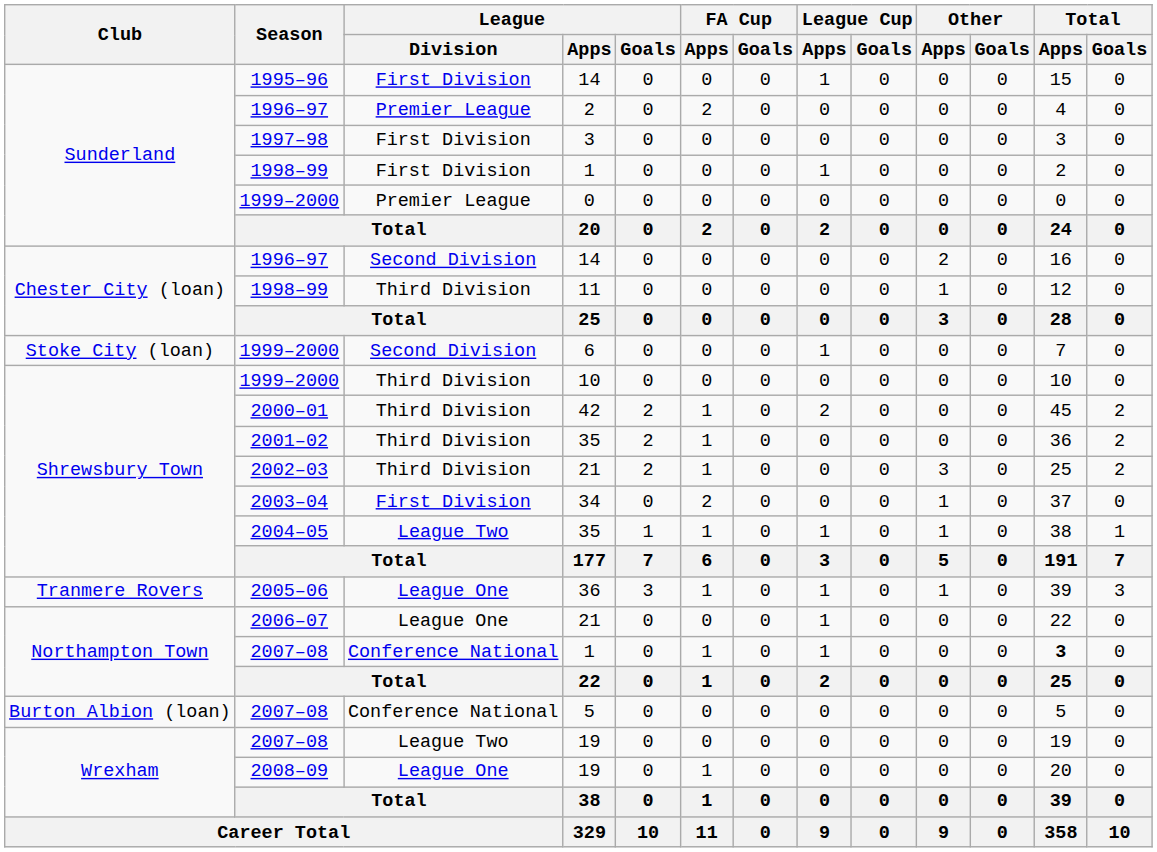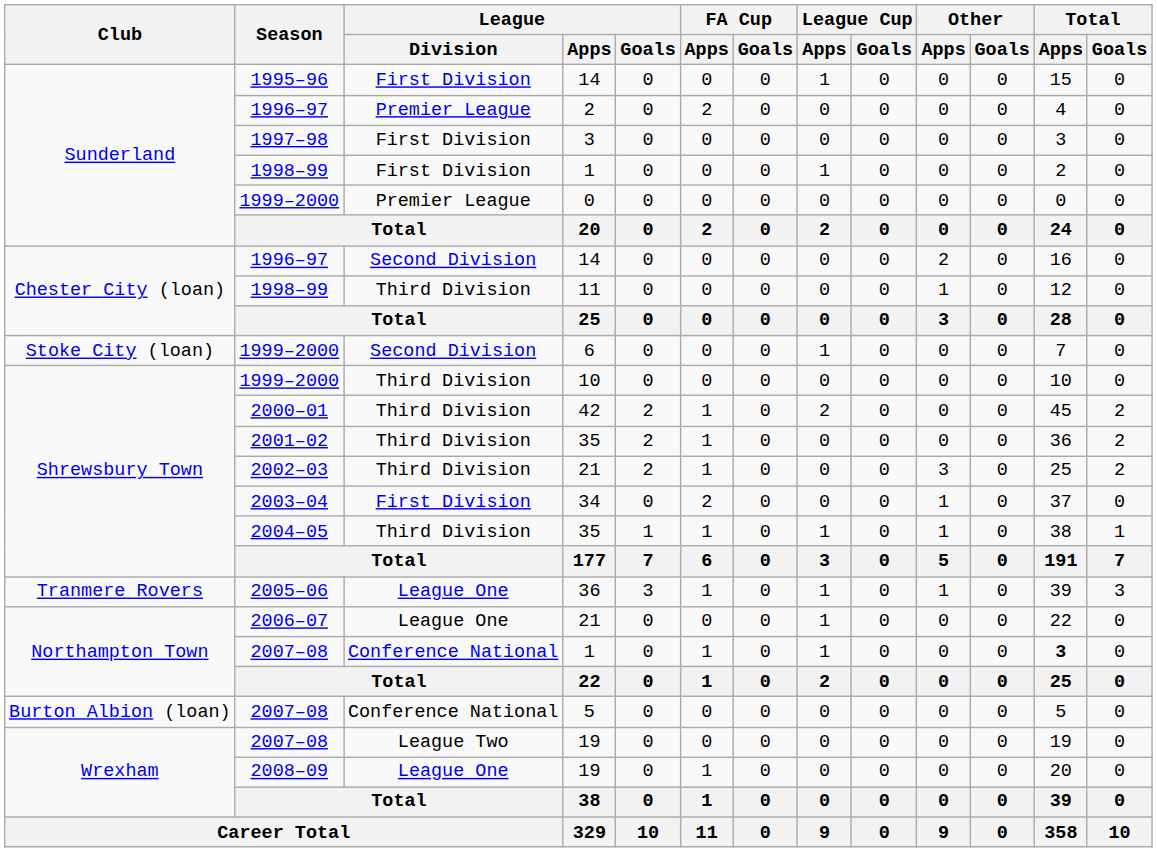(453, 531) League Two -> (453, 531) Third Division
